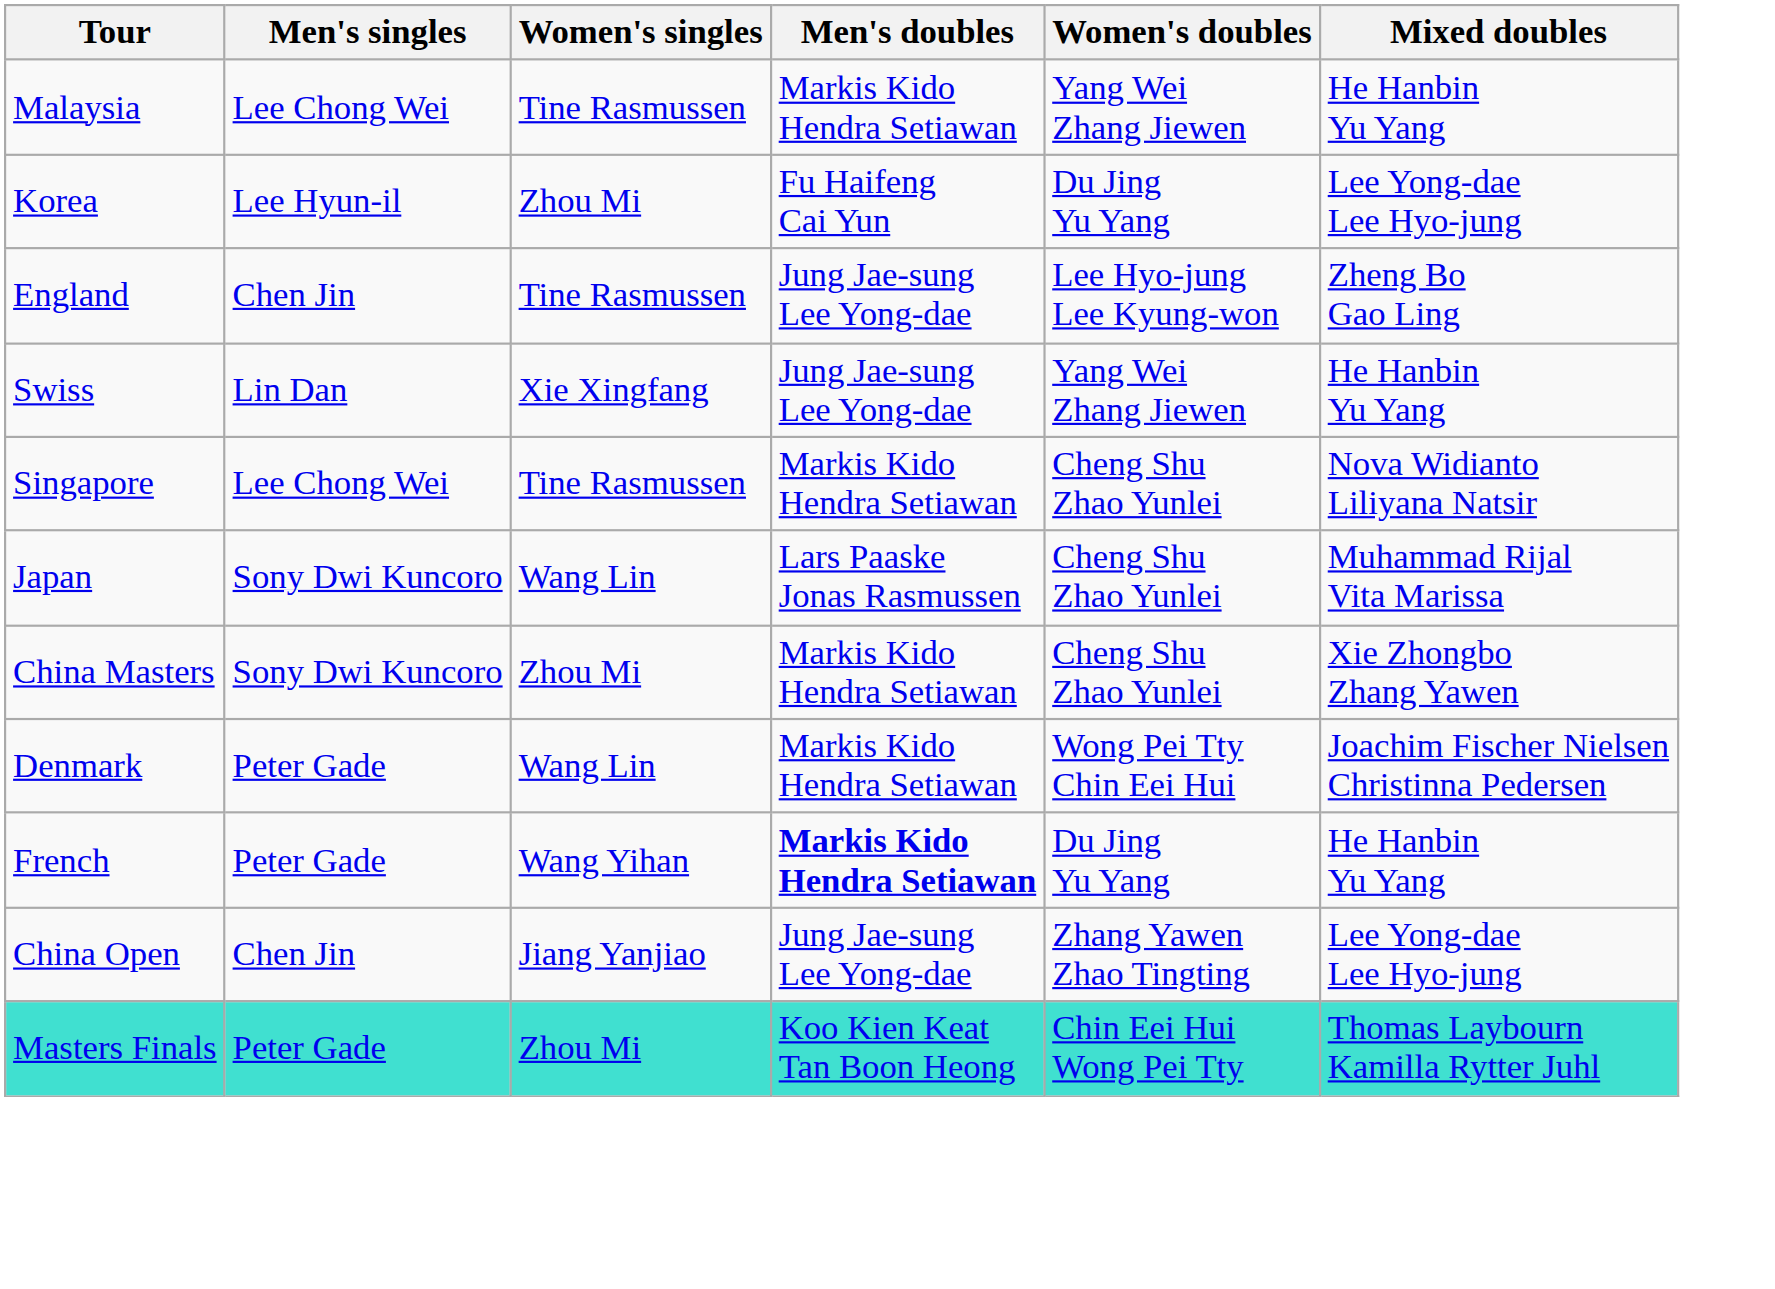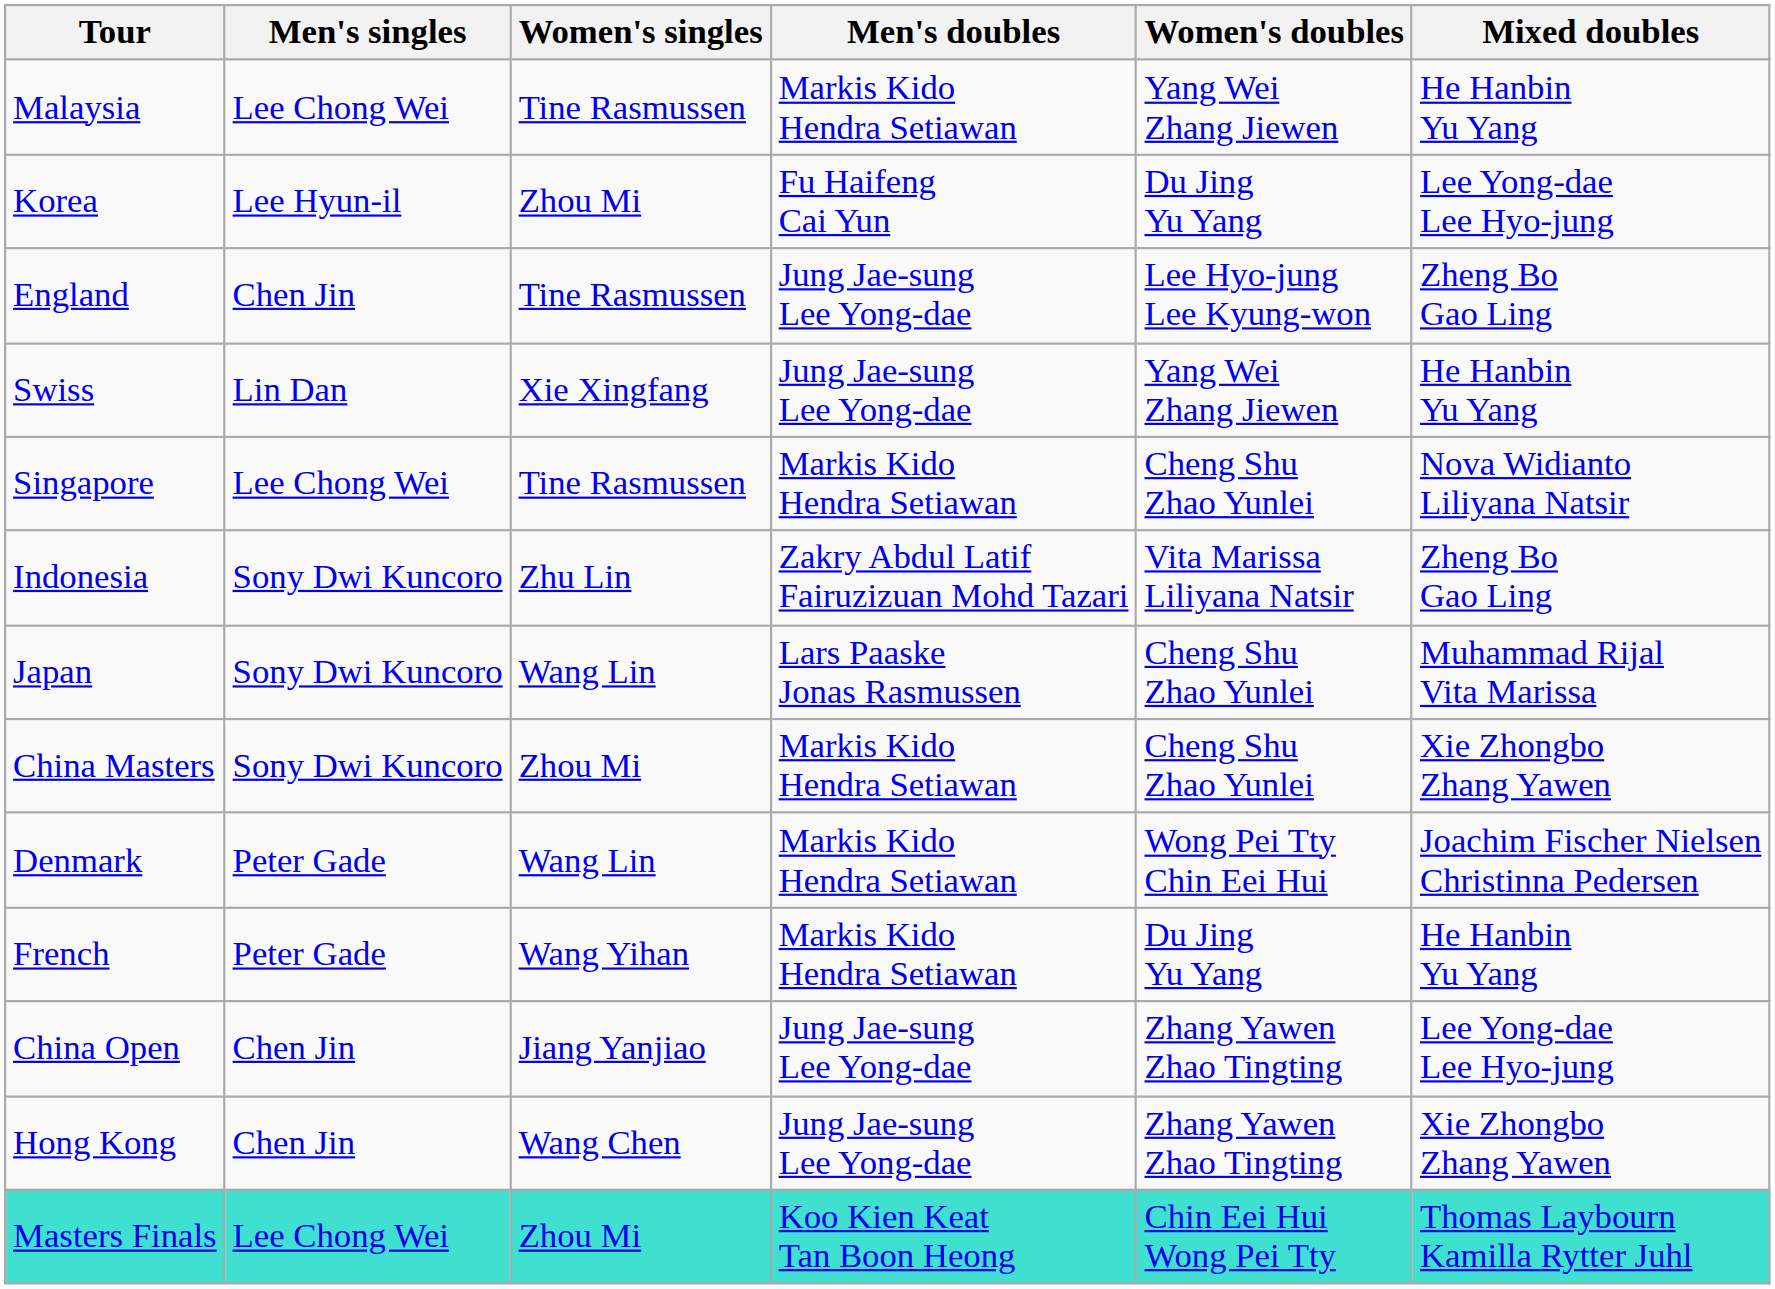+ row: (81, 577)
(907, 859) bold -> (898, 953) normal
+ row: (95, 1141)
(309, 1047) Peter Gade -> (341, 1236) Lee Chong Wei
